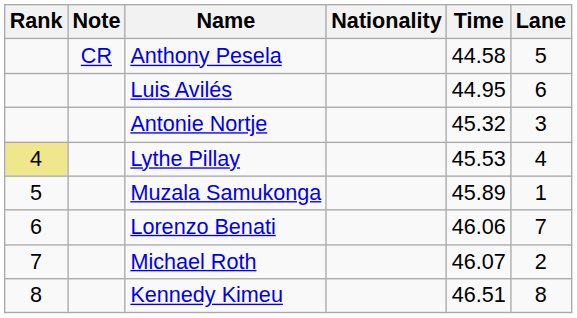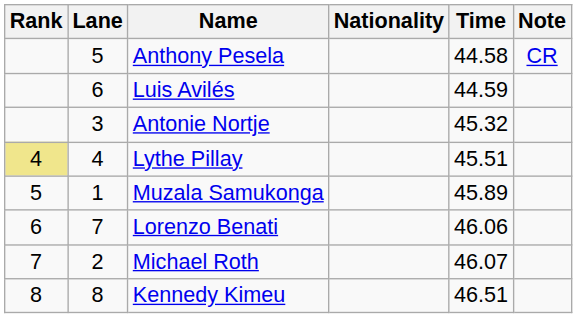columns swapped: (541, 21) <-> (96, 21)
(479, 90) 44.95 -> (481, 90) 44.59
(479, 158) 45.53 -> (481, 158) 45.51
